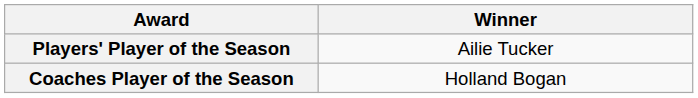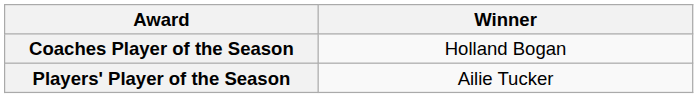rows swapped: (161, 78) <-> (161, 49)
